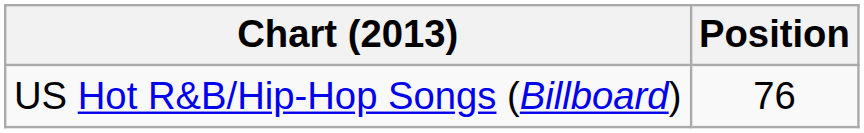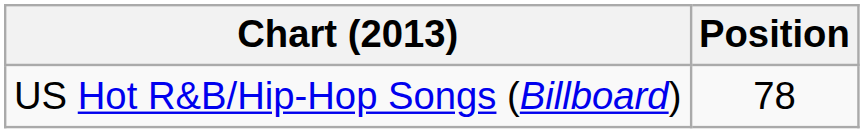(774, 95) 76 -> (774, 95) 78
